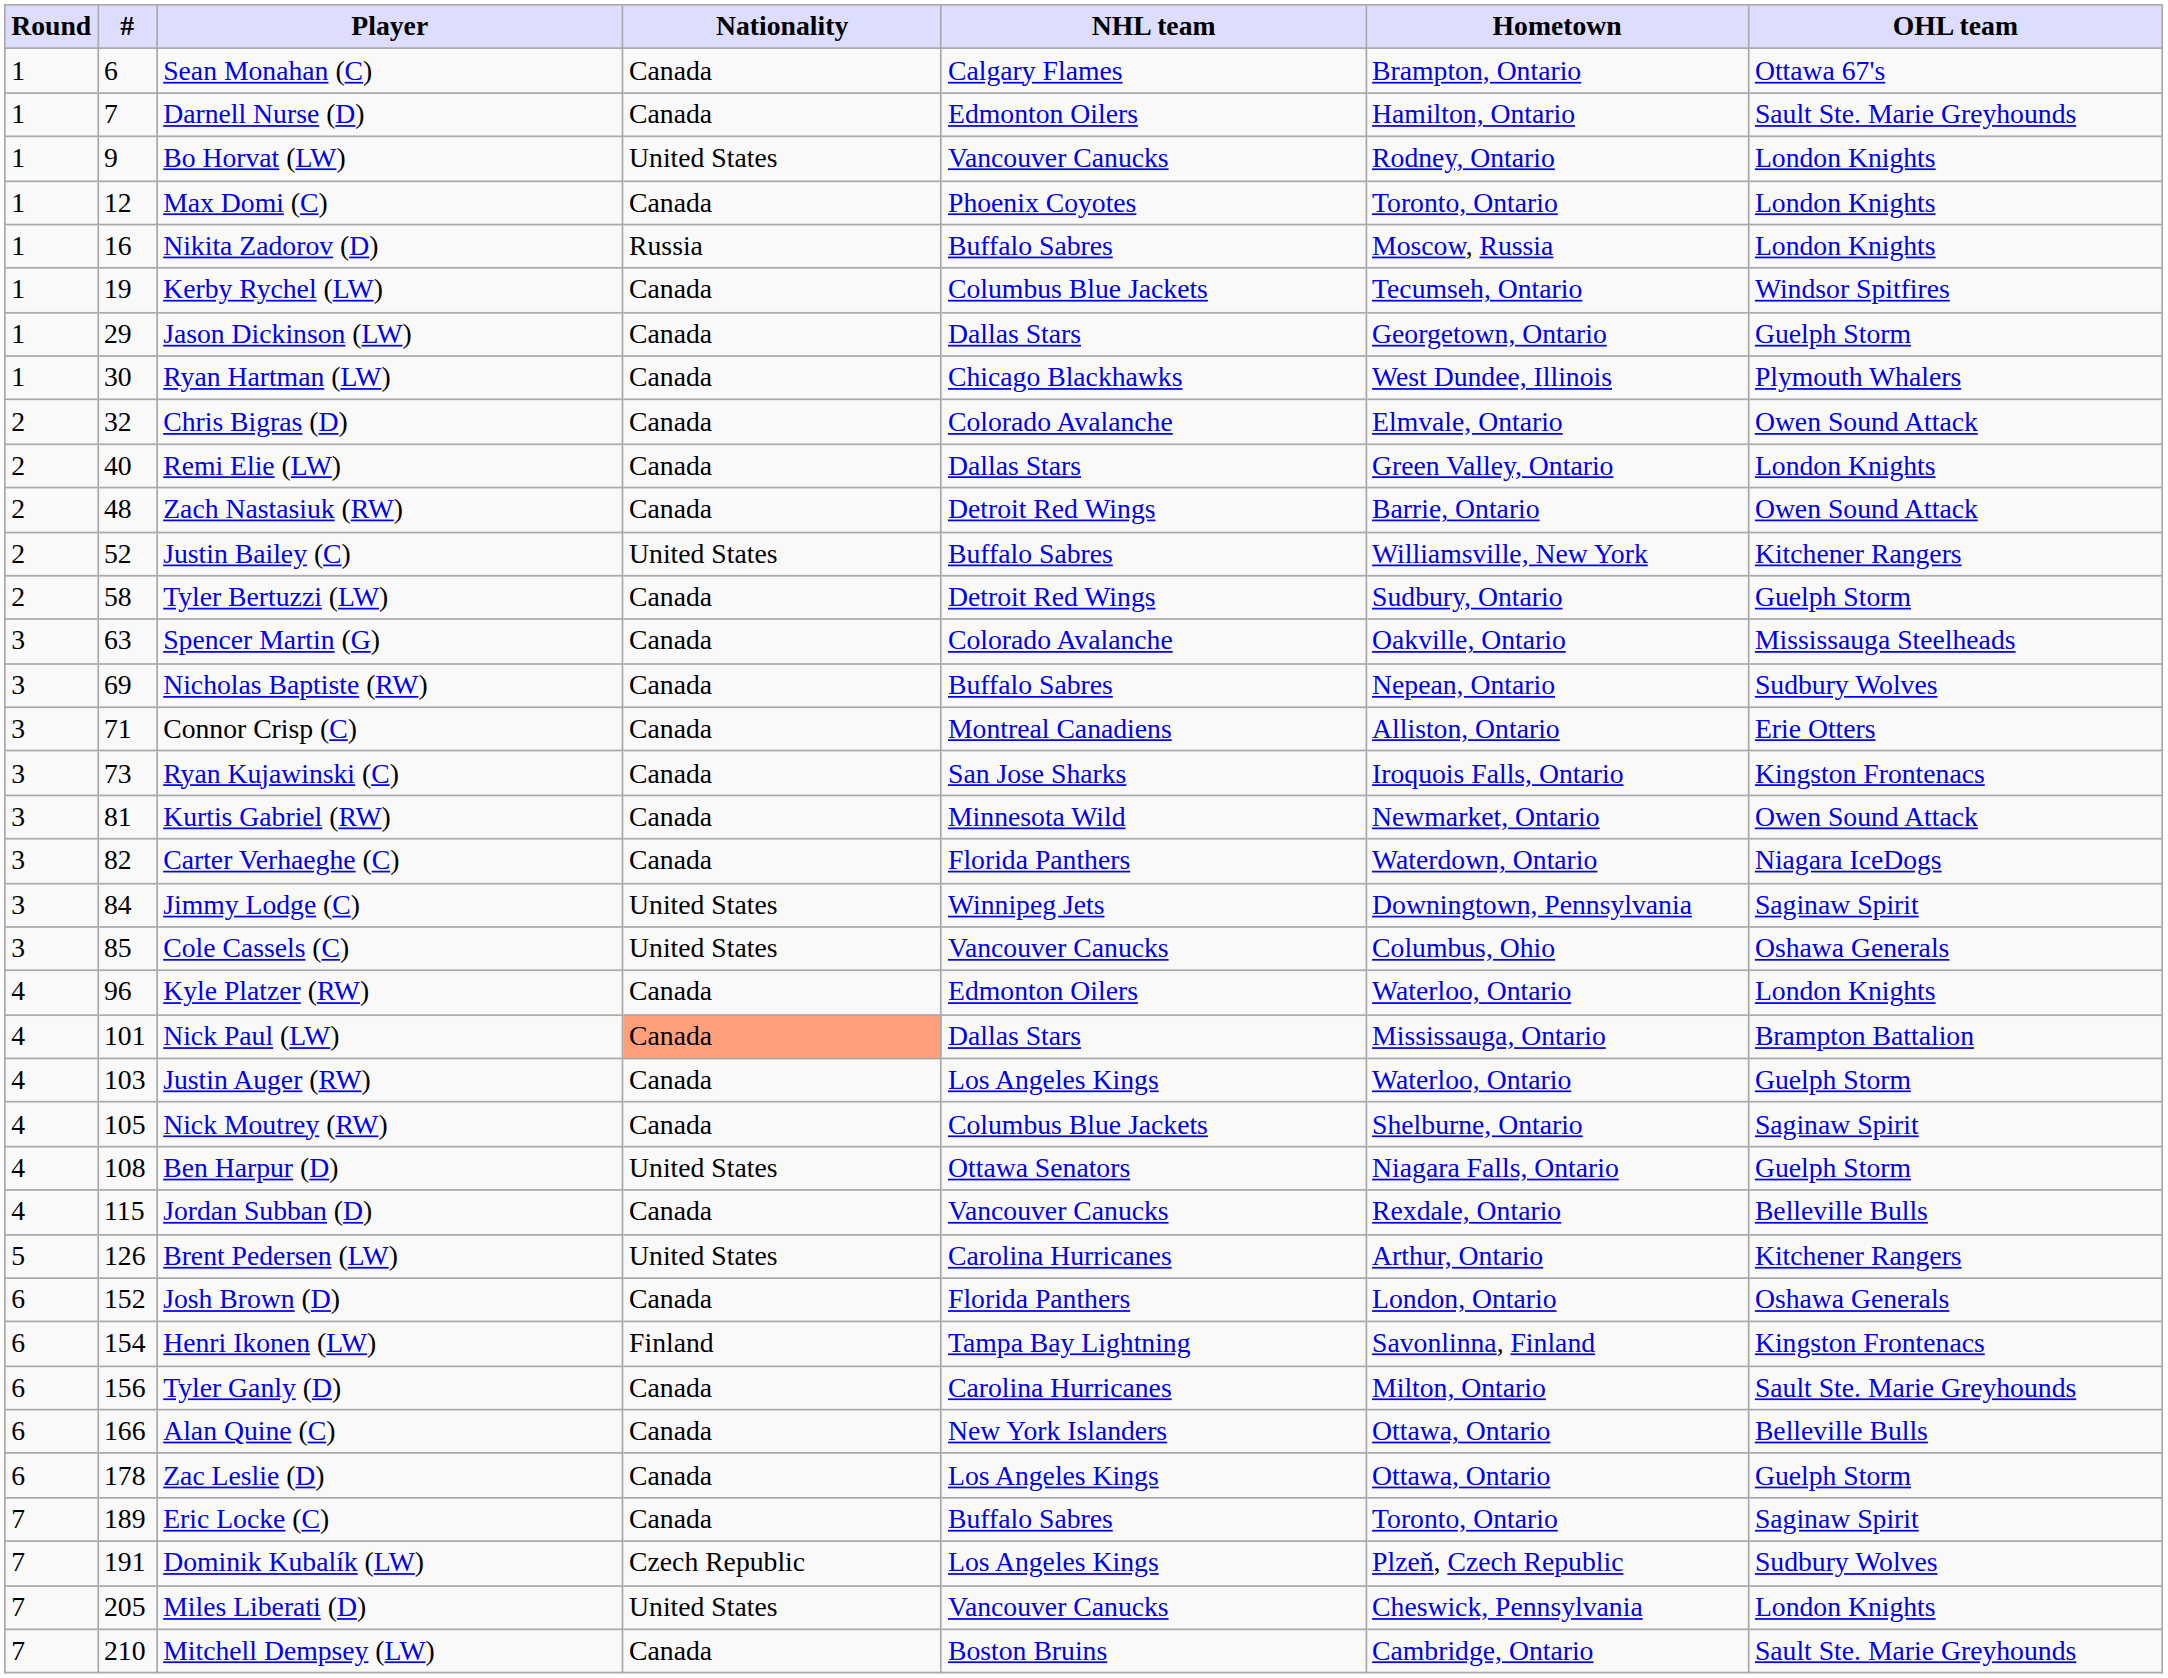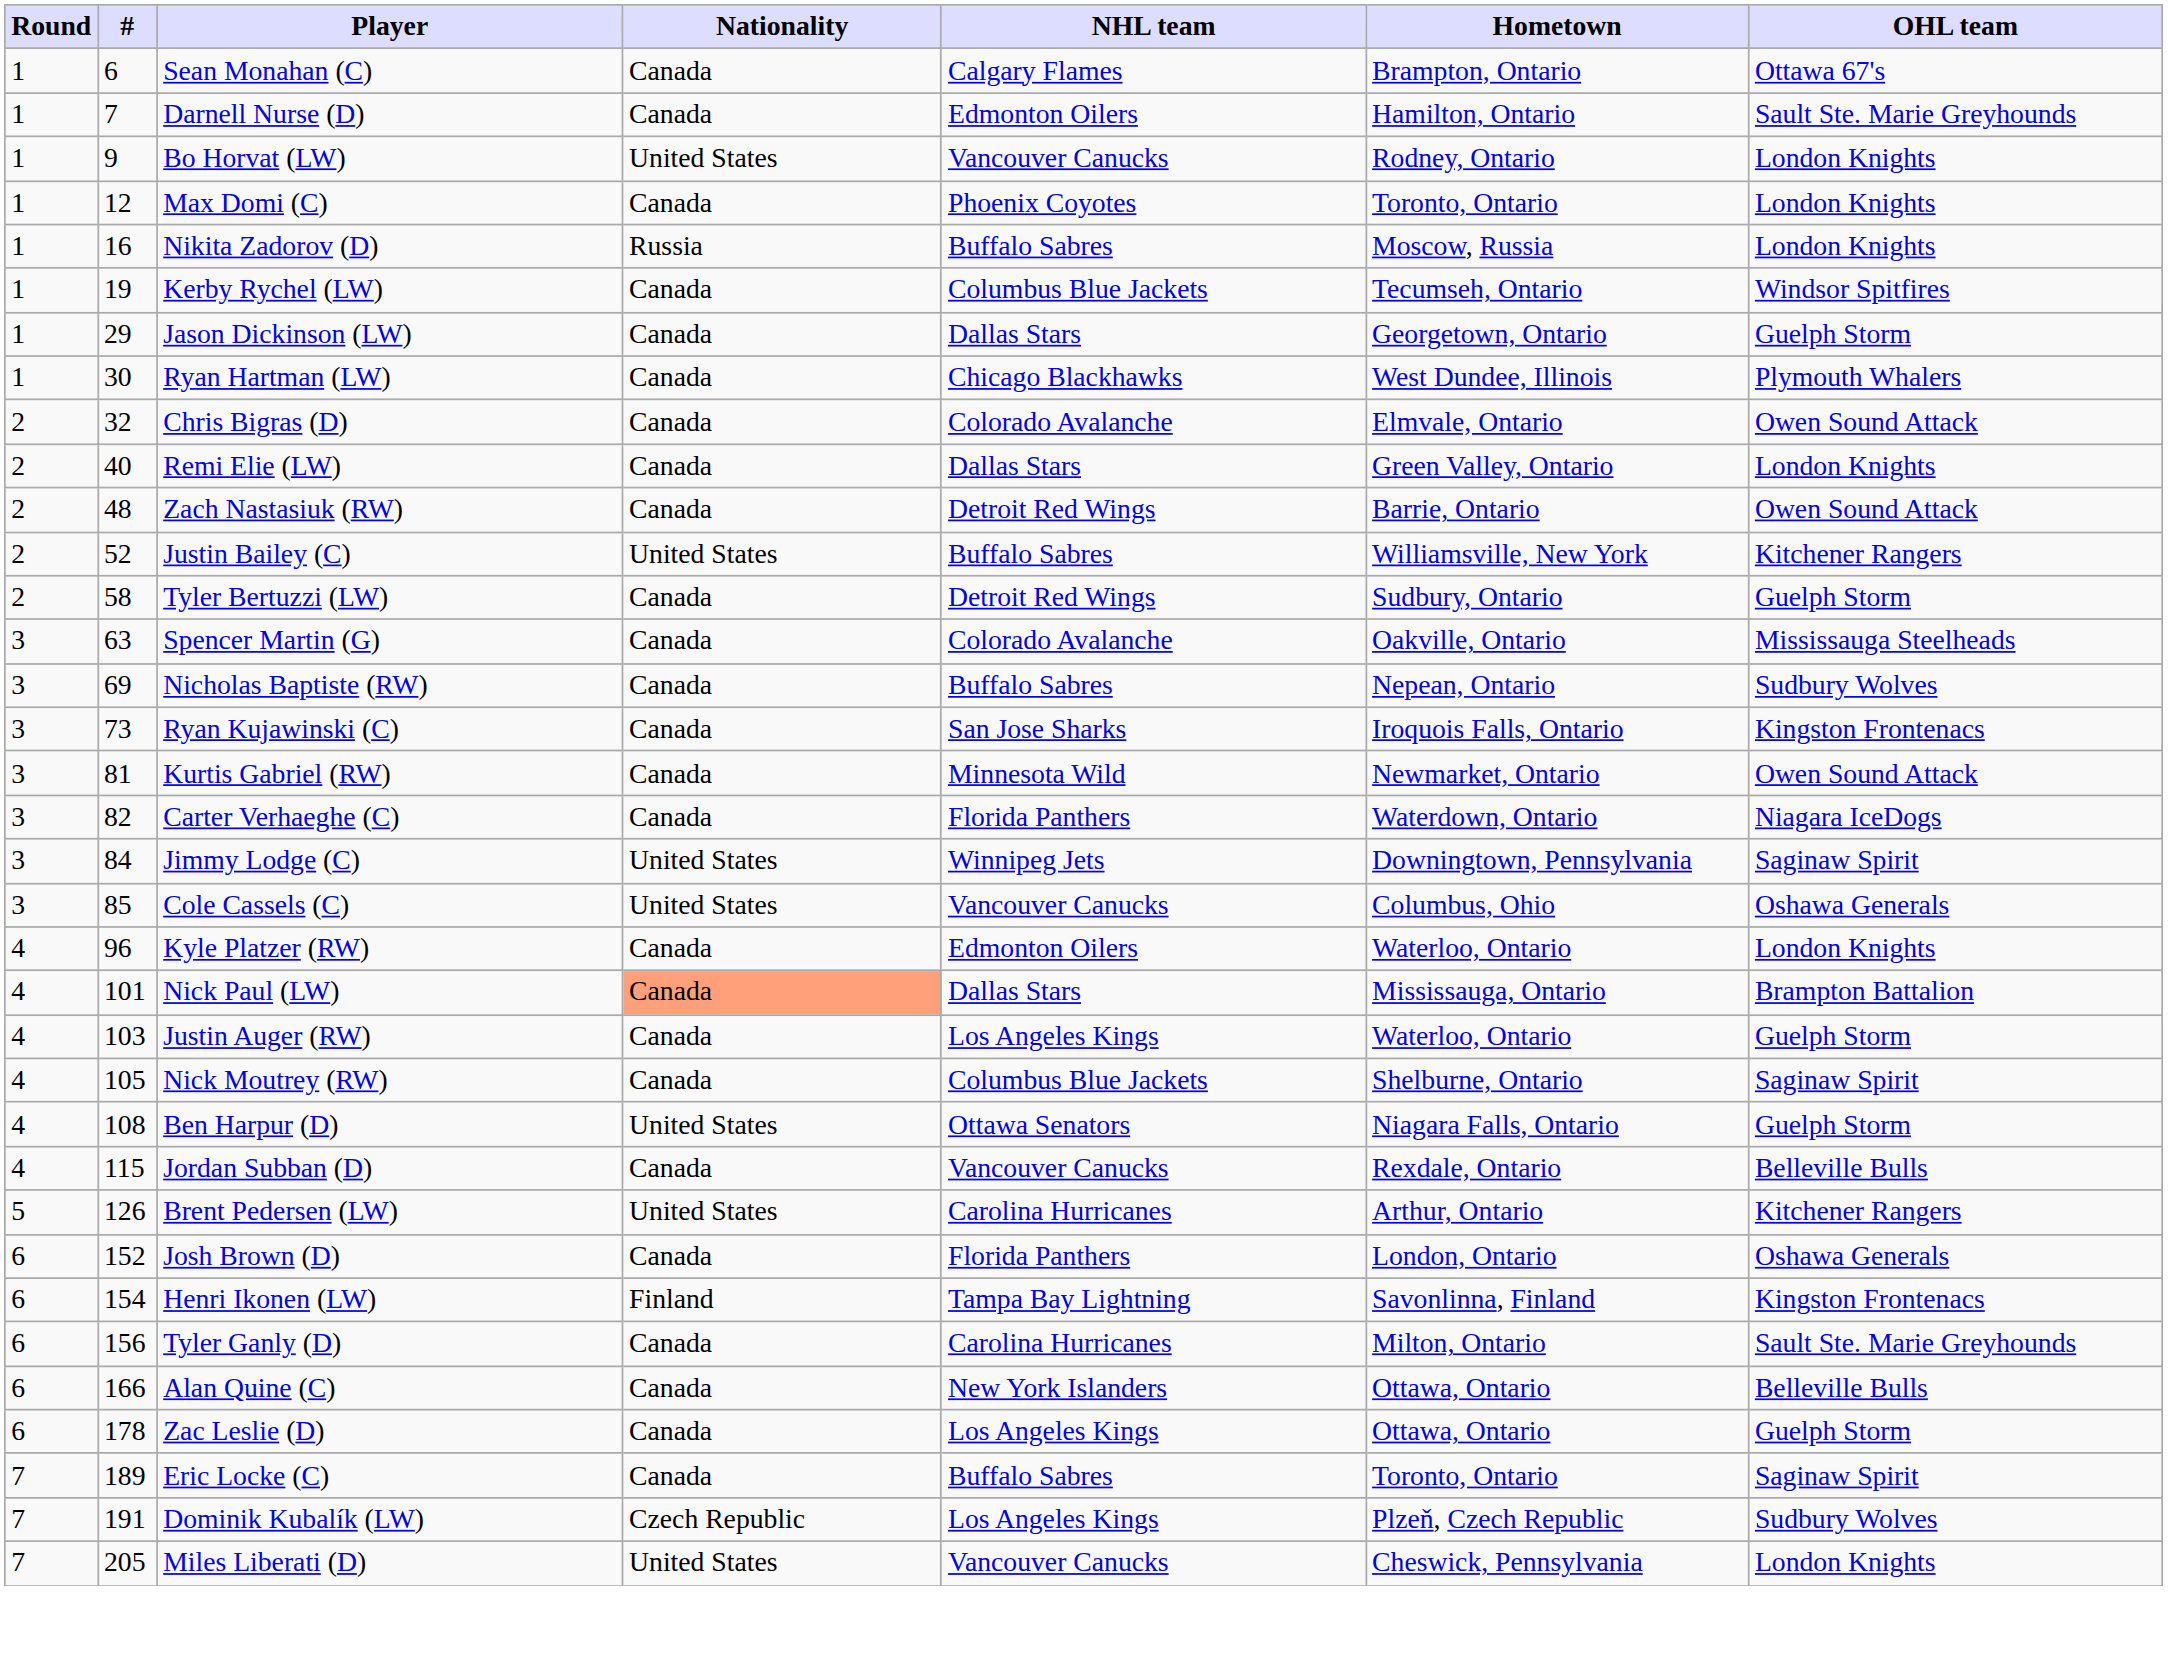- row: (260, 728)
- row: (299, 1650)
